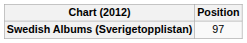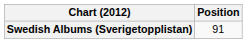(218, 30) 97 -> (218, 30) 91
